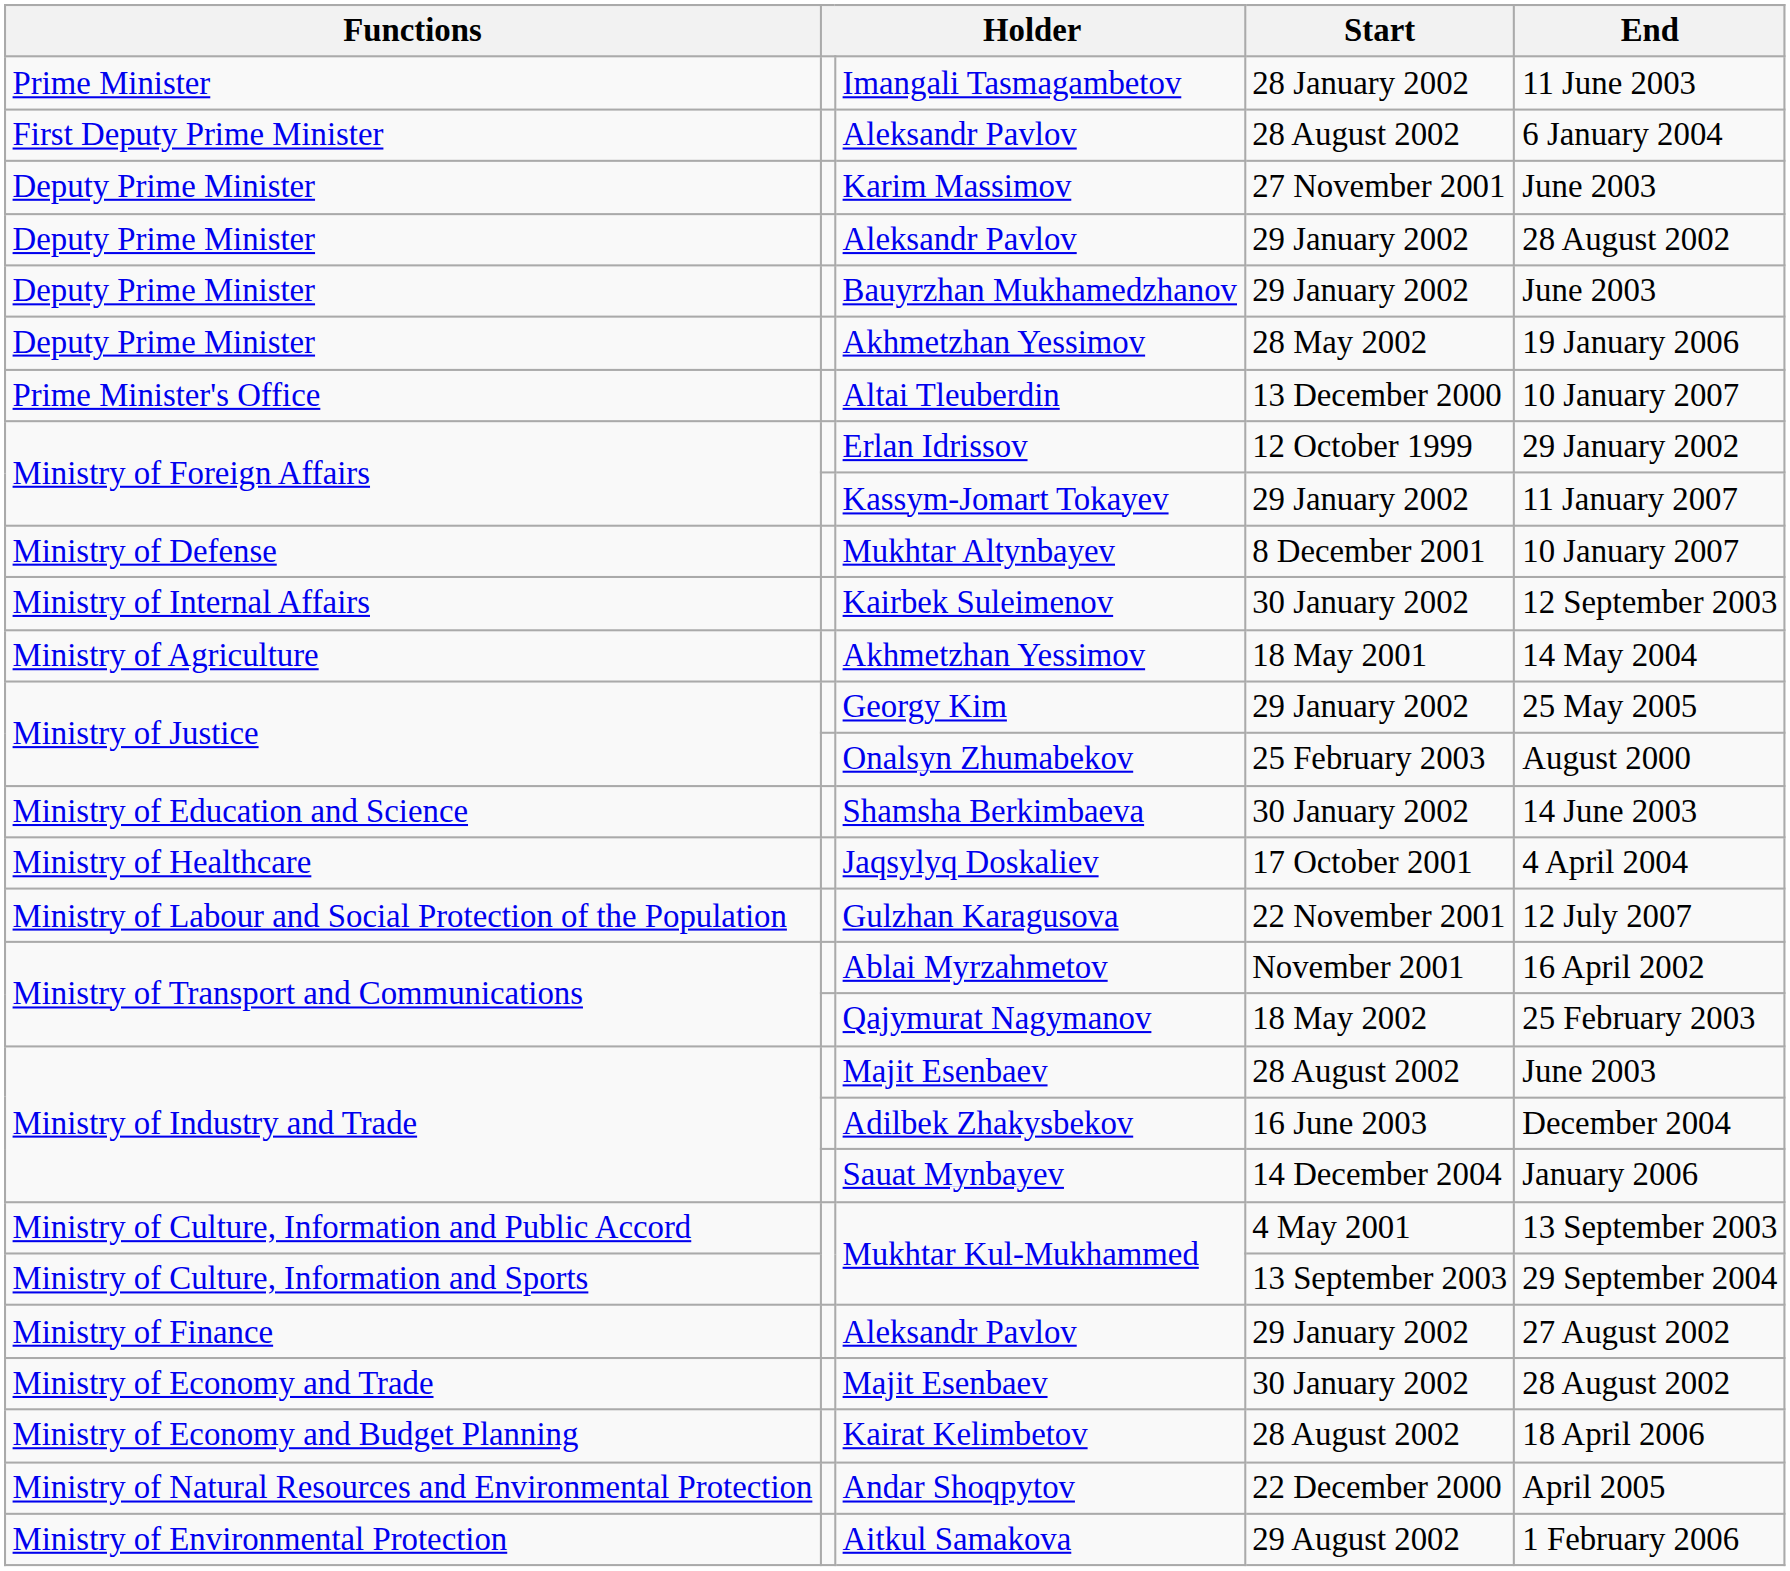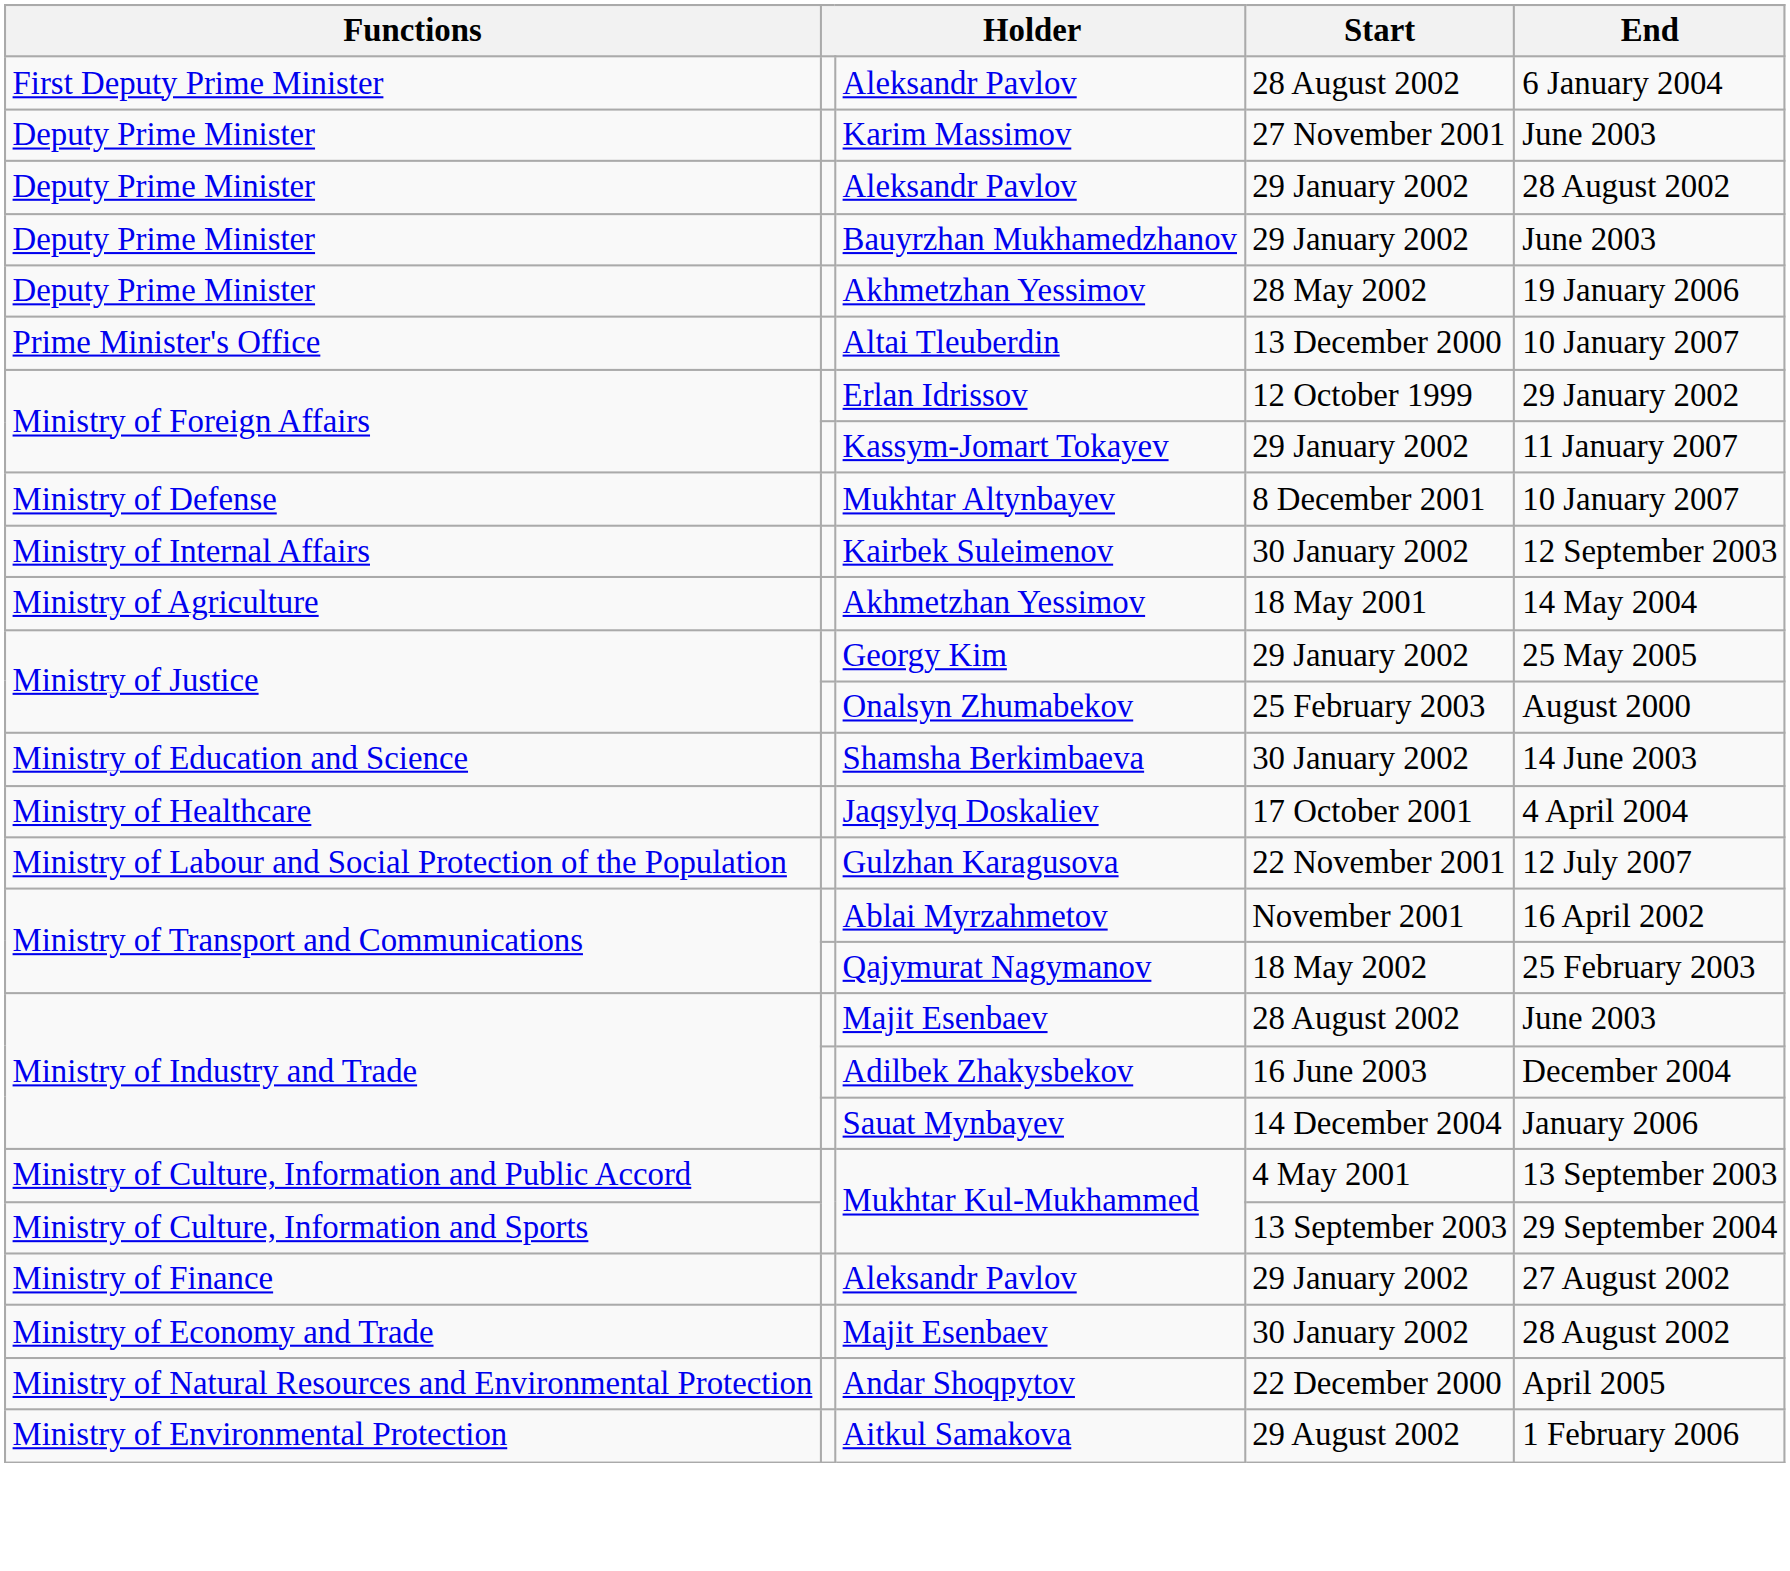- row: (111, 82)
- row: (295, 1435)
